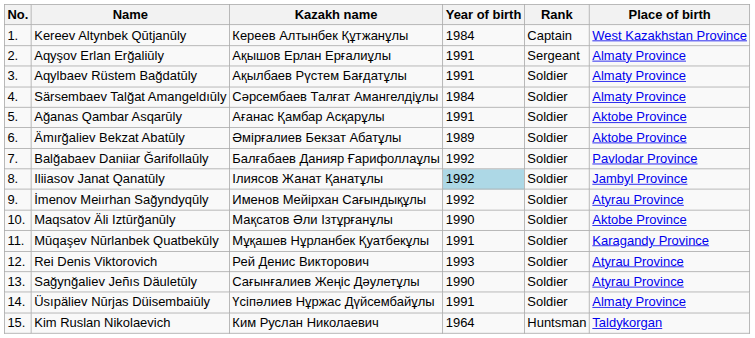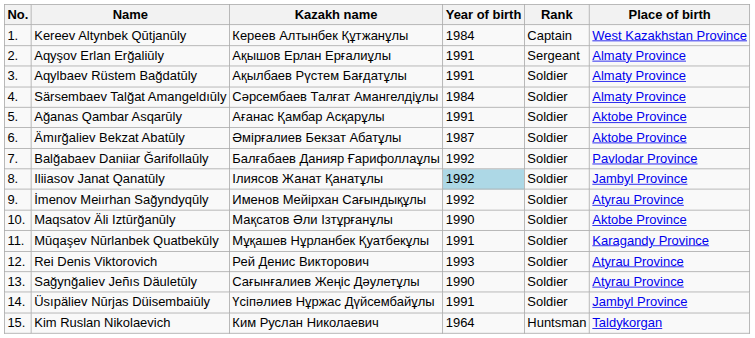(460, 138) 1989 -> (460, 138) 1987
(639, 302) Almaty Province -> (640, 302) Jambyl Province
